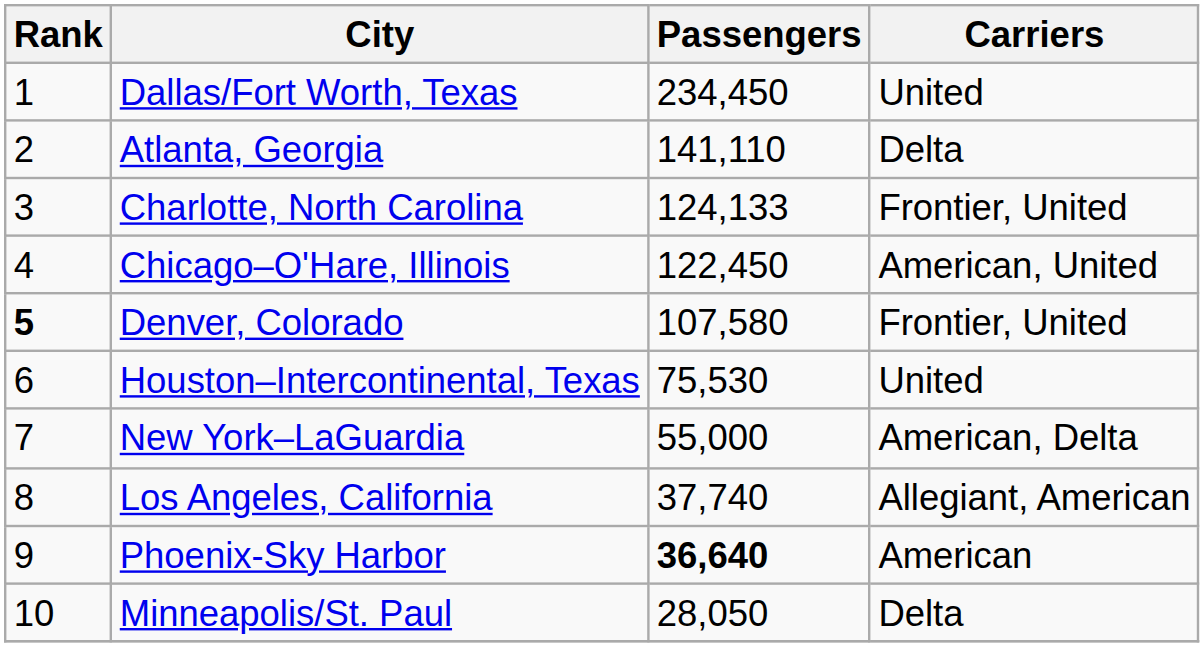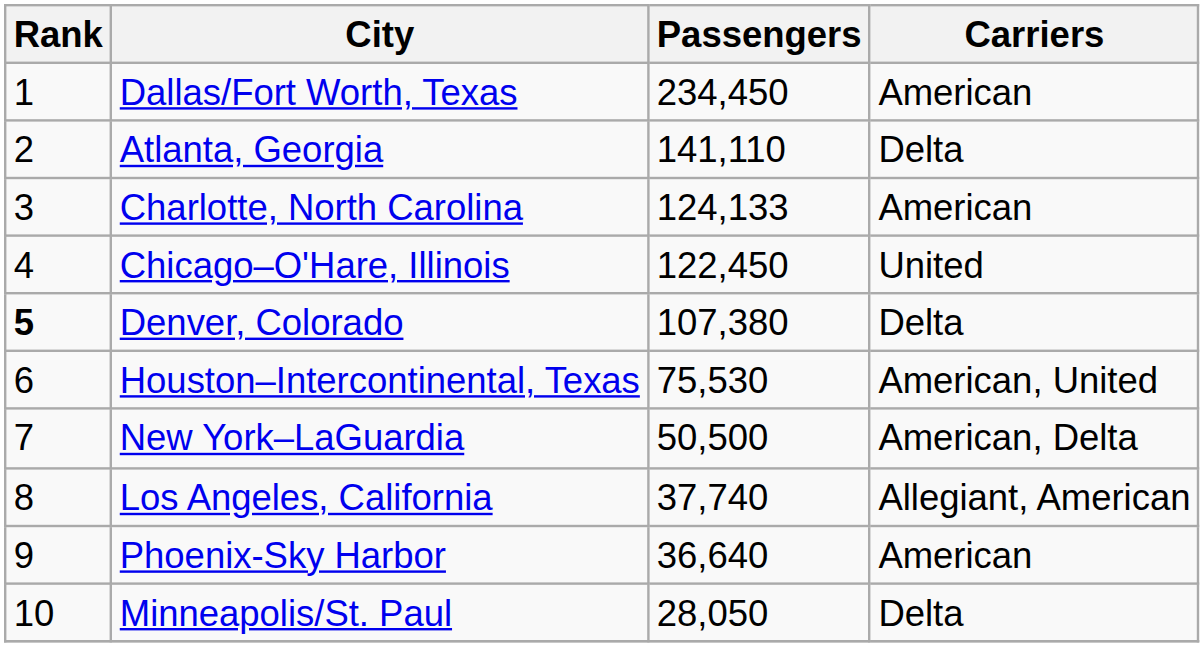(931, 92) United -> (955, 92) American
(1003, 208) Frontier, United -> (955, 208) American
(1018, 265) American, United -> (931, 265) United
(723, 323) 107,580 -> (723, 323) 107,380
(1003, 323) Frontier, United -> (921, 323) Delta
(931, 381) United -> (1018, 381) American, United
(713, 439) 55,000 -> (713, 439) 50,500
(713, 554) bold -> (713, 554) normal
